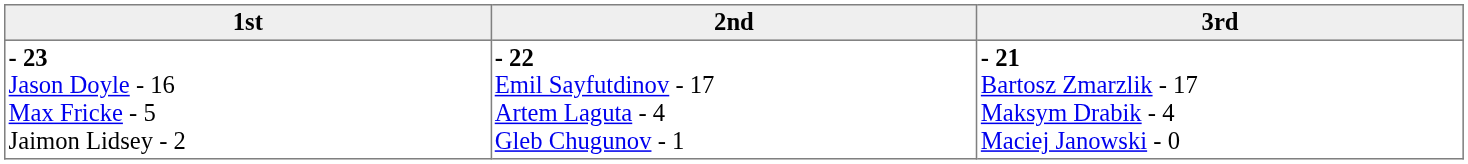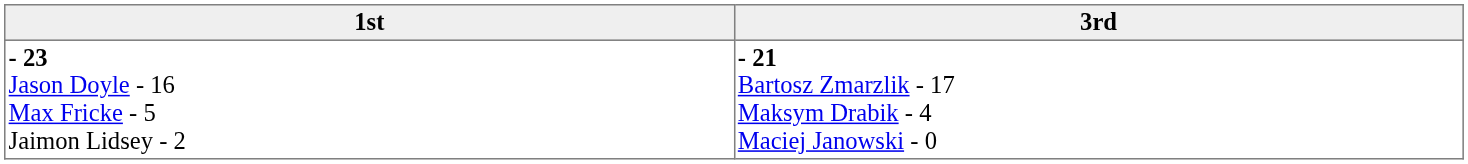- column: (734, 22)
